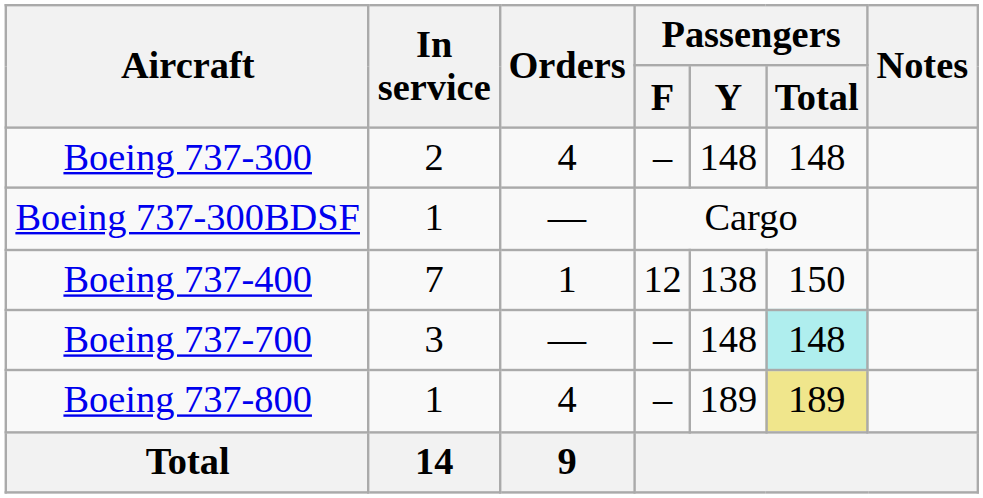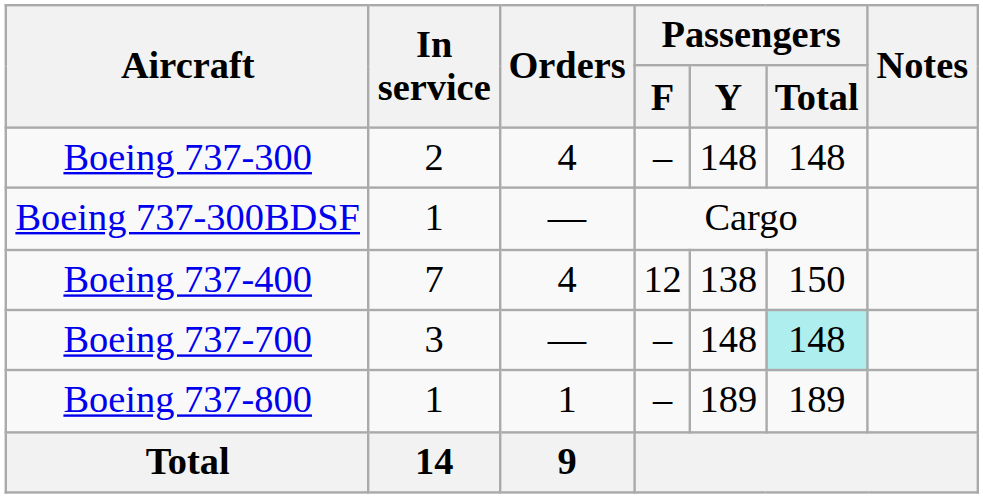(567, 278) 1 -> (567, 278) 4
(567, 400) 4 -> (567, 400) 1
(817, 400) khaki background -> (817, 400) no background
